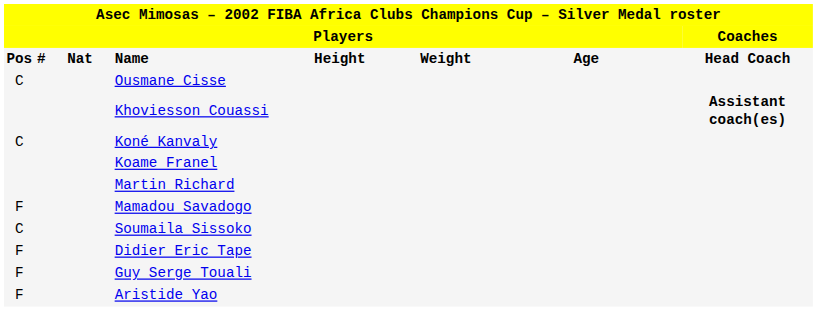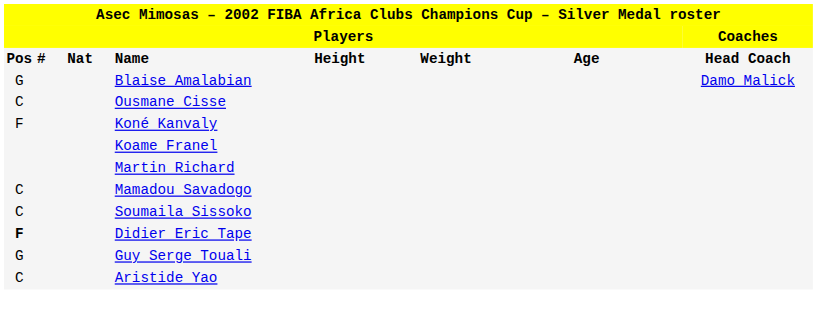+ row: (183, 81)
- row: (192, 111)
(19, 142) C -> (19, 125) F
(19, 208) F -> (19, 191) C
(19, 252) normal -> (19, 235) bold
(19, 274) F -> (19, 257) G
(19, 296) F -> (19, 278) C
